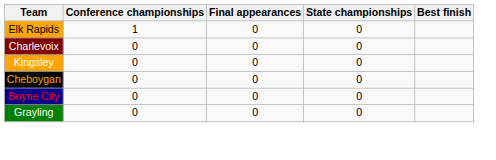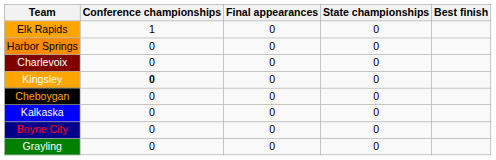+ row: (42, 46)
(135, 63) normal -> (152, 79) bold
+ row: (42, 113)
